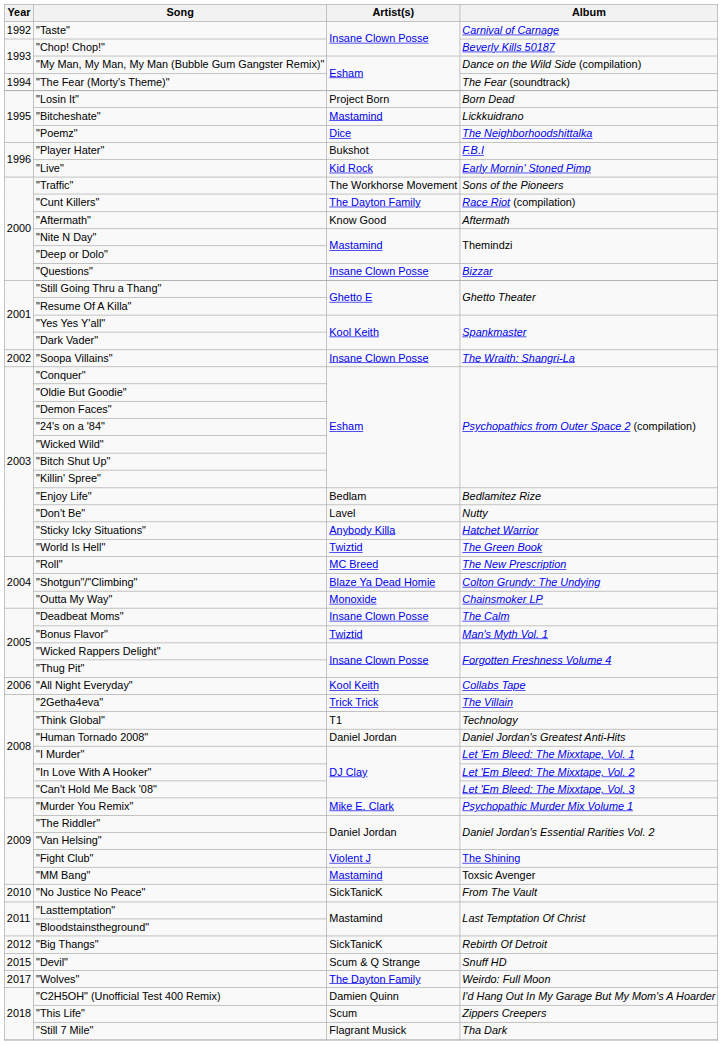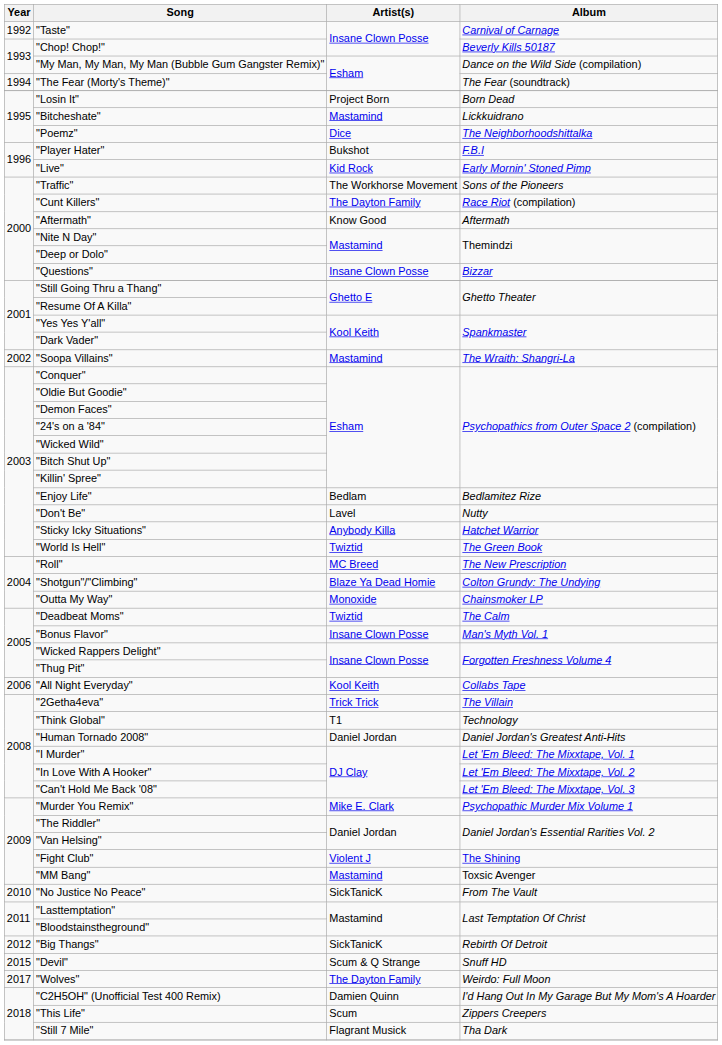(379, 358) Insane Clown Posse -> (356, 358) Mastamind
(379, 617) Insane Clown Posse -> (346, 617) Twiztid
(346, 634) Twiztid -> (379, 634) Insane Clown Posse
